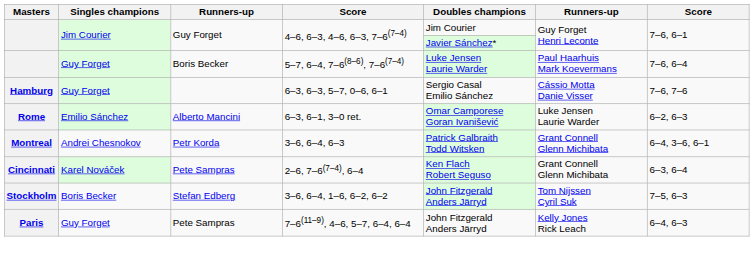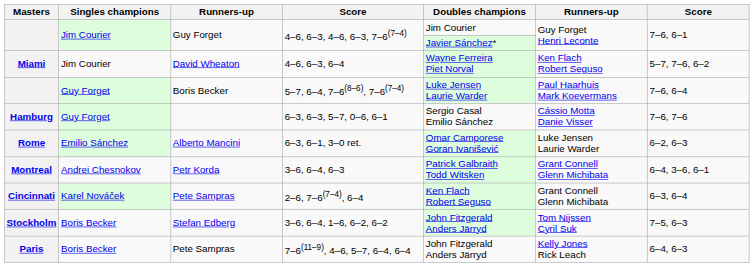+ row: (31, 64)
(85, 222) Guy Forget -> (89, 249) Boris Becker
